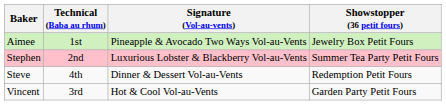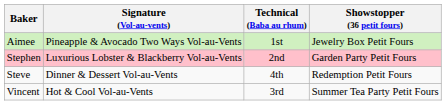columns swapped: (209, 18) <-> (76, 18)
(375, 58) Summer Tea Party Petit Fours -> (364, 58) Garden Party Petit Fours
(364, 91) Garden Party Petit Fours -> (375, 91) Summer Tea Party Petit Fours
